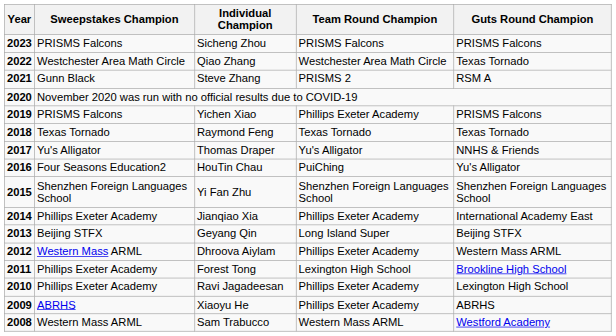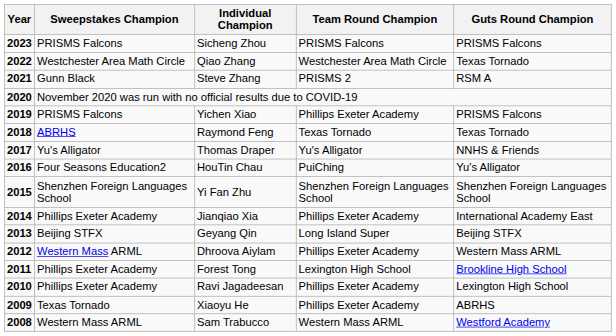(73, 132) Texas Tornado -> (56, 132) ABRHS
(56, 305) ABRHS -> (73, 305) Texas Tornado
